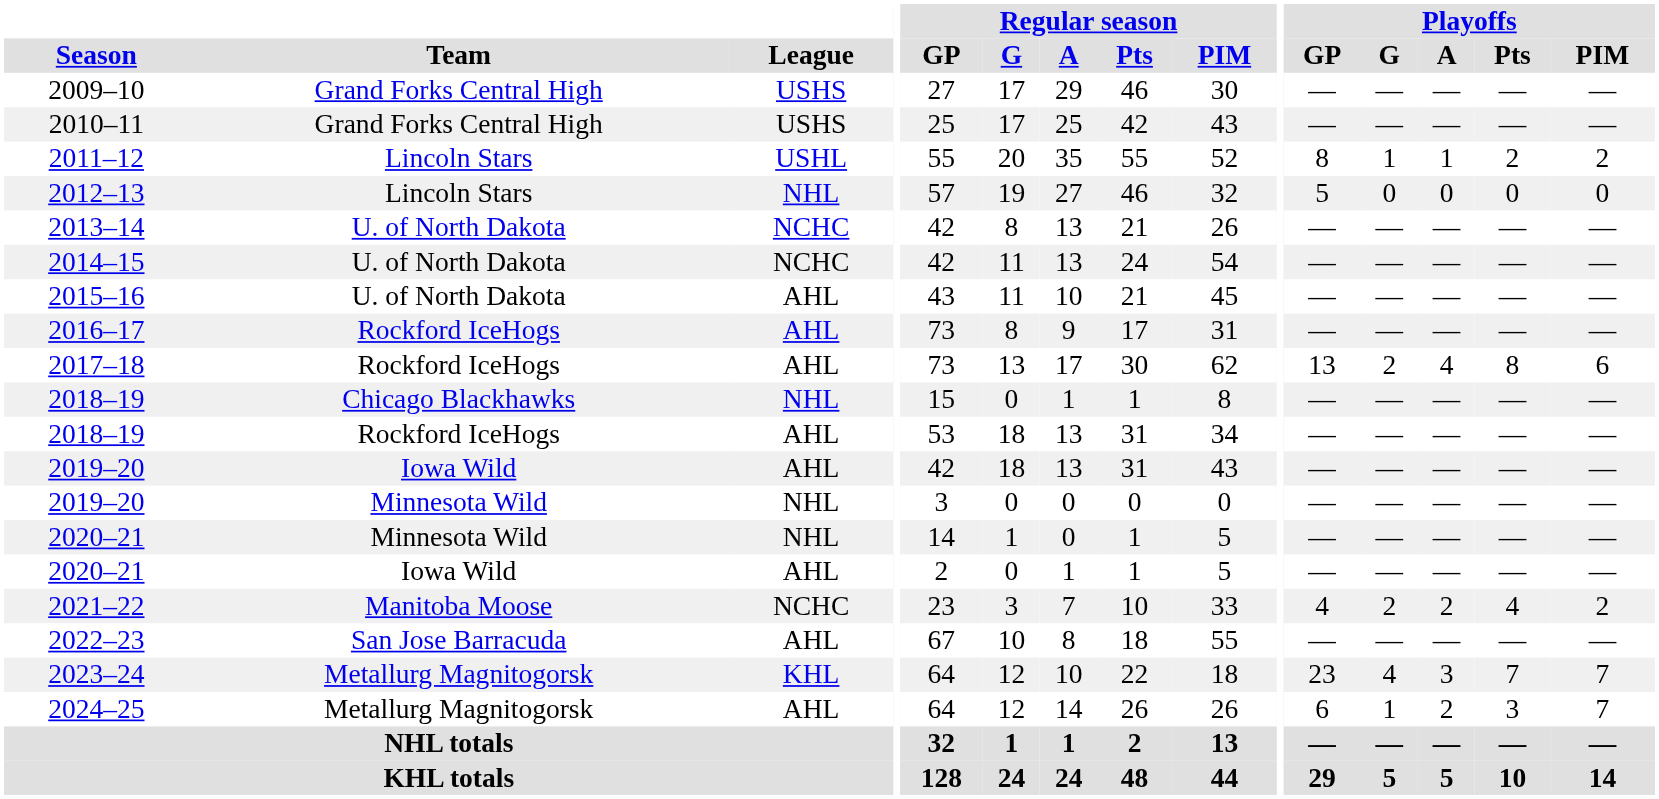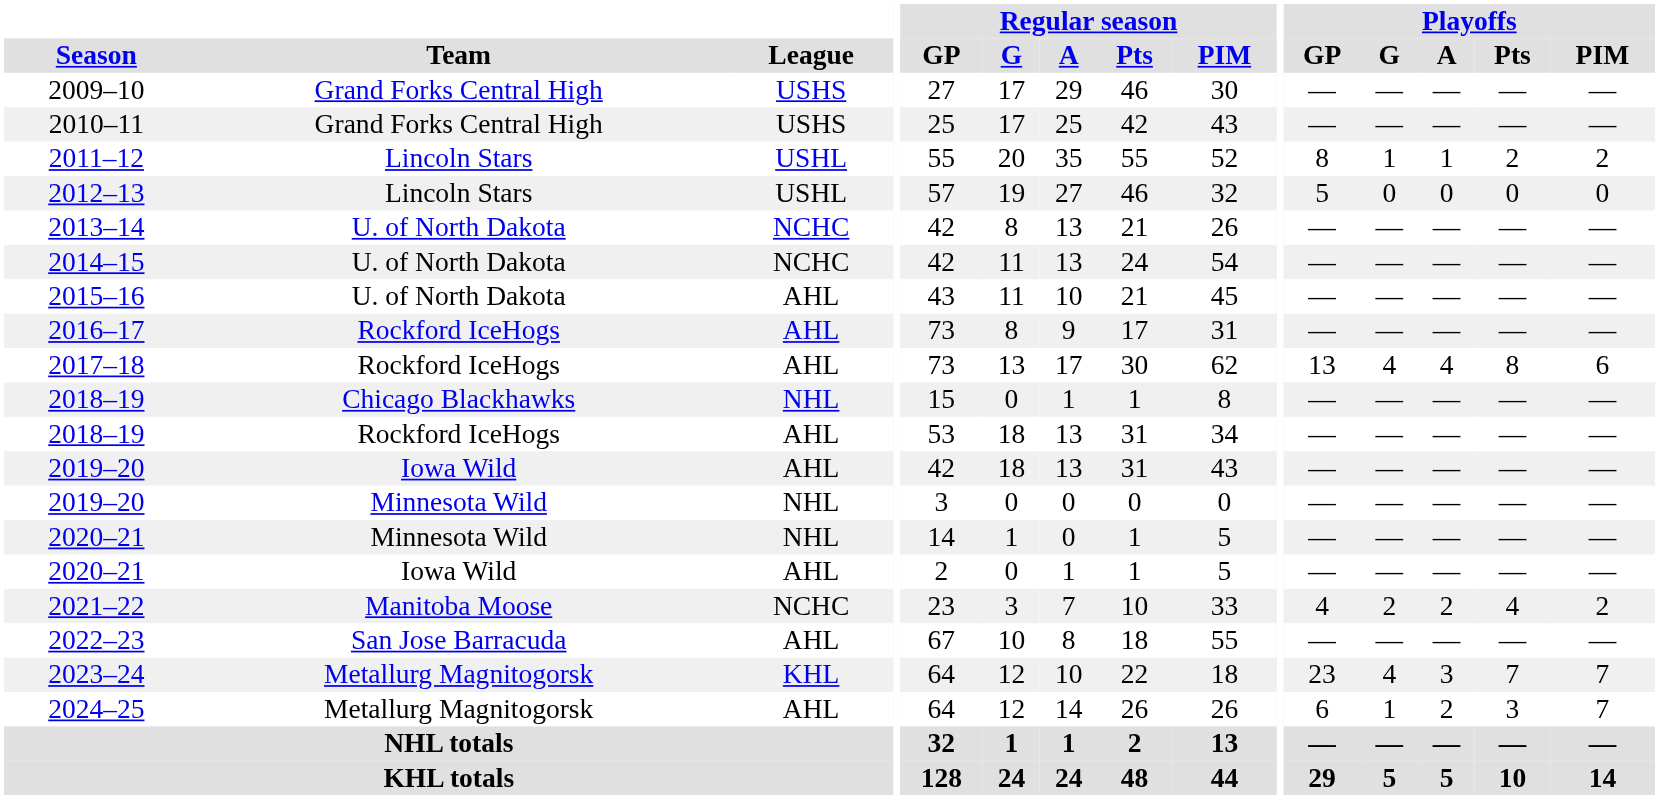(811, 192) NHL -> (811, 192) USHL
(1389, 364) 2 -> (1389, 364) 4
